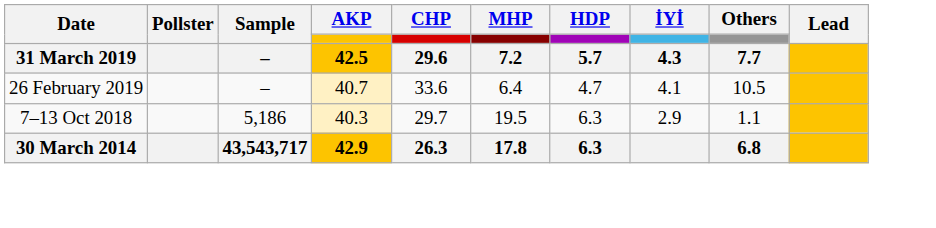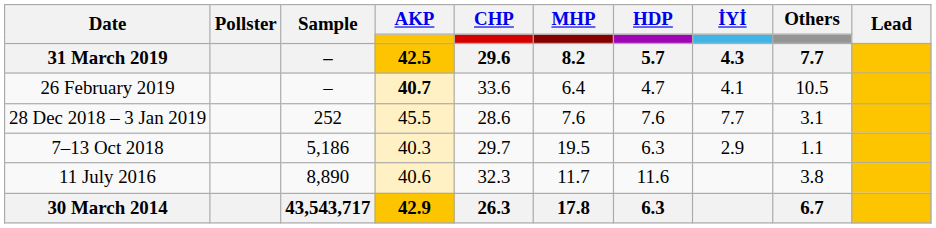(511, 58) 7.2 -> (573, 58) 8.2
(352, 88) normal -> (414, 88) bold
+ row: (108, 118)
+ row: (108, 177)
(749, 147) 6.8 -> (812, 207) 6.7
